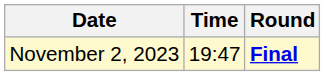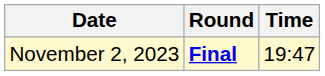columns swapped: (215, 20) <-> (283, 20)
